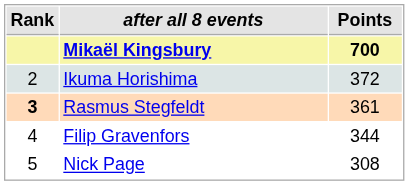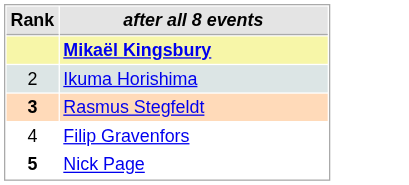- column: (365, 20)
(32, 165) normal -> (32, 165) bold
